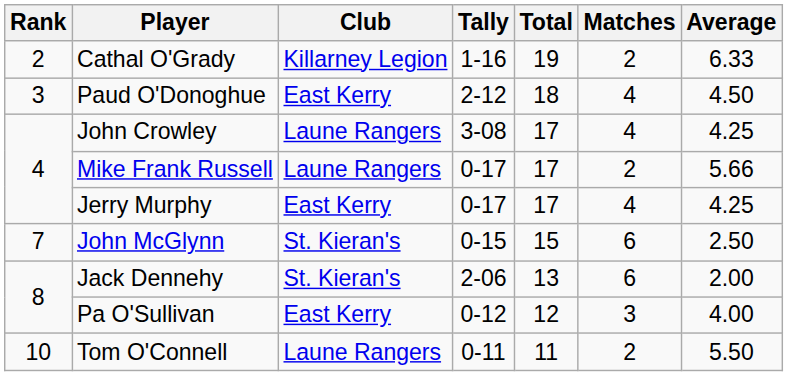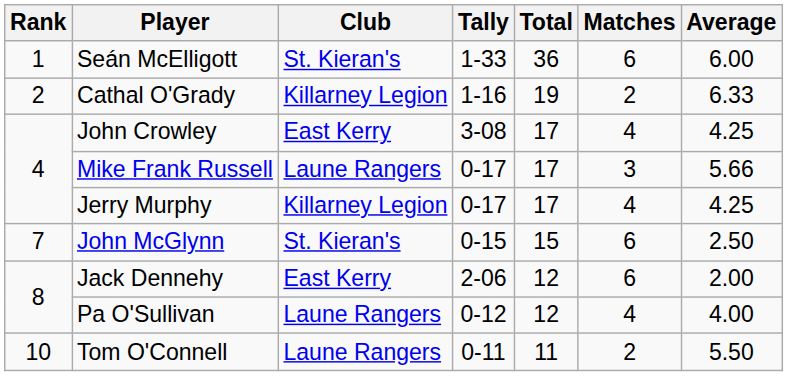+ row: (157, 59)
- row: (171, 95)
(362, 132) Laune Rangers -> (337, 132) East Kerry
(630, 168) 2 -> (630, 168) 3
(337, 205) East Kerry -> (365, 205) Killarney Legion
(342, 278) St. Kieran's -> (337, 278) East Kerry
(546, 278) 13 -> (546, 278) 12
(337, 315) East Kerry -> (362, 315) Laune Rangers
(630, 315) 3 -> (630, 315) 4
